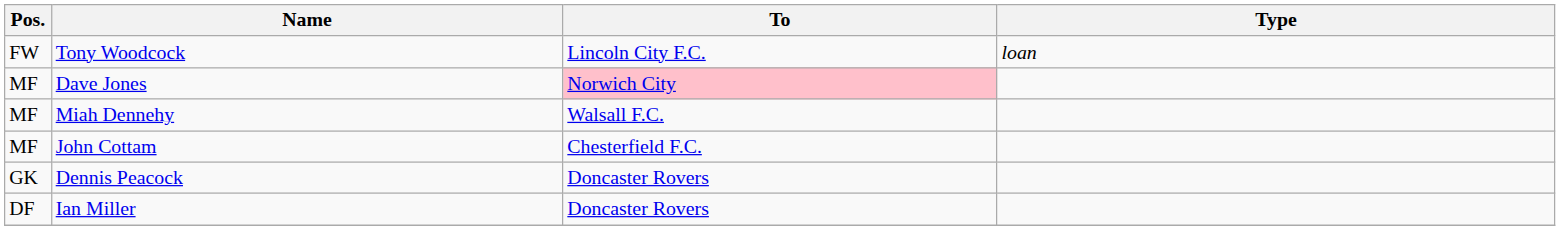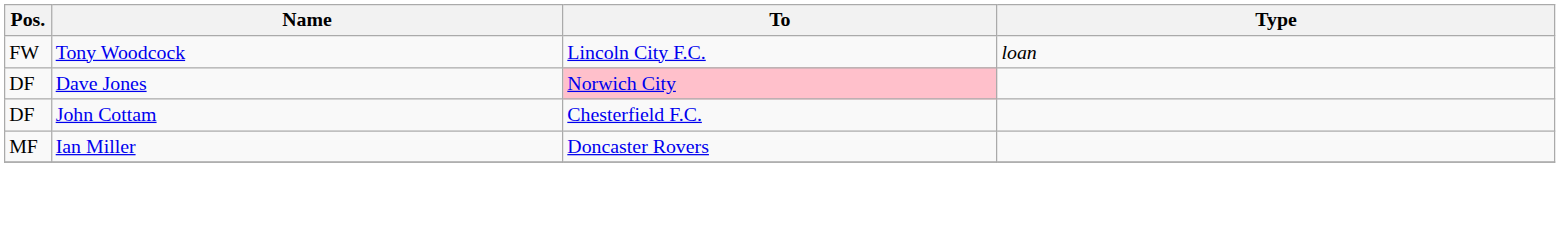(24, 83) MF -> (22, 83) DF
- row: (115, 114)
(24, 146) MF -> (22, 114) DF
- row: (119, 177)
(22, 209) DF -> (24, 146) MF
